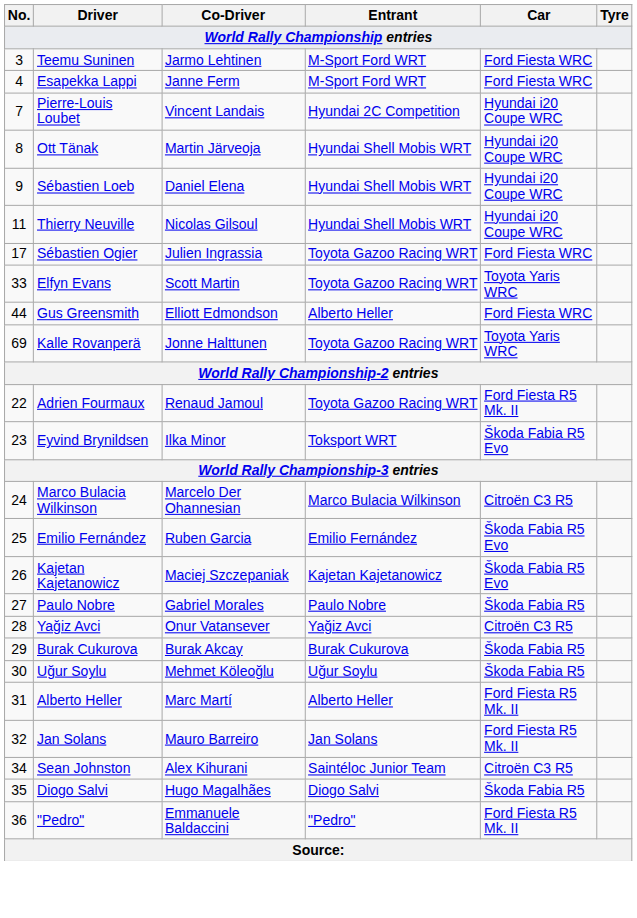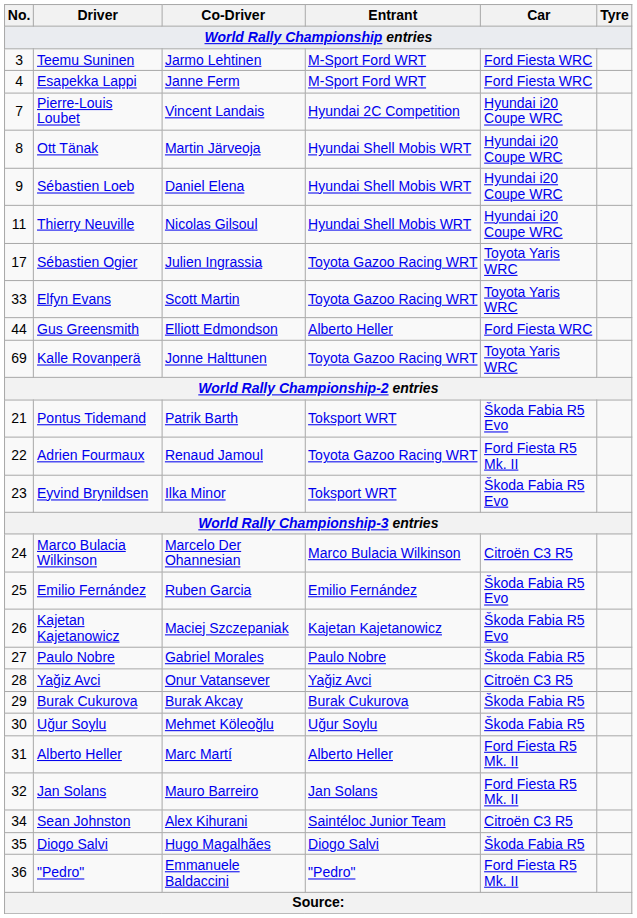(538, 254) Ford Fiesta WRC -> (522, 261) Toyota Yaris WRC
+ row: (92, 418)
